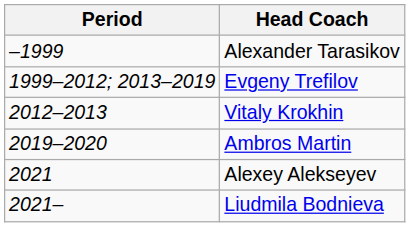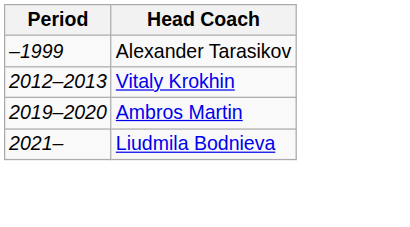- row: (291, 81)
- row: (300, 174)
